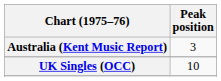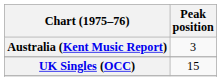(193, 66) 10 -> (193, 66) 15
